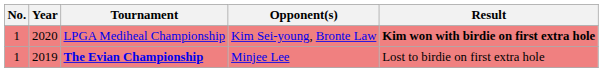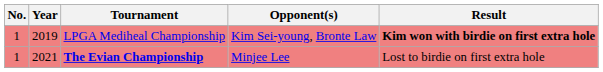(45, 36) 2020 -> (45, 36) 2019
(45, 57) 2019 -> (45, 57) 2021
